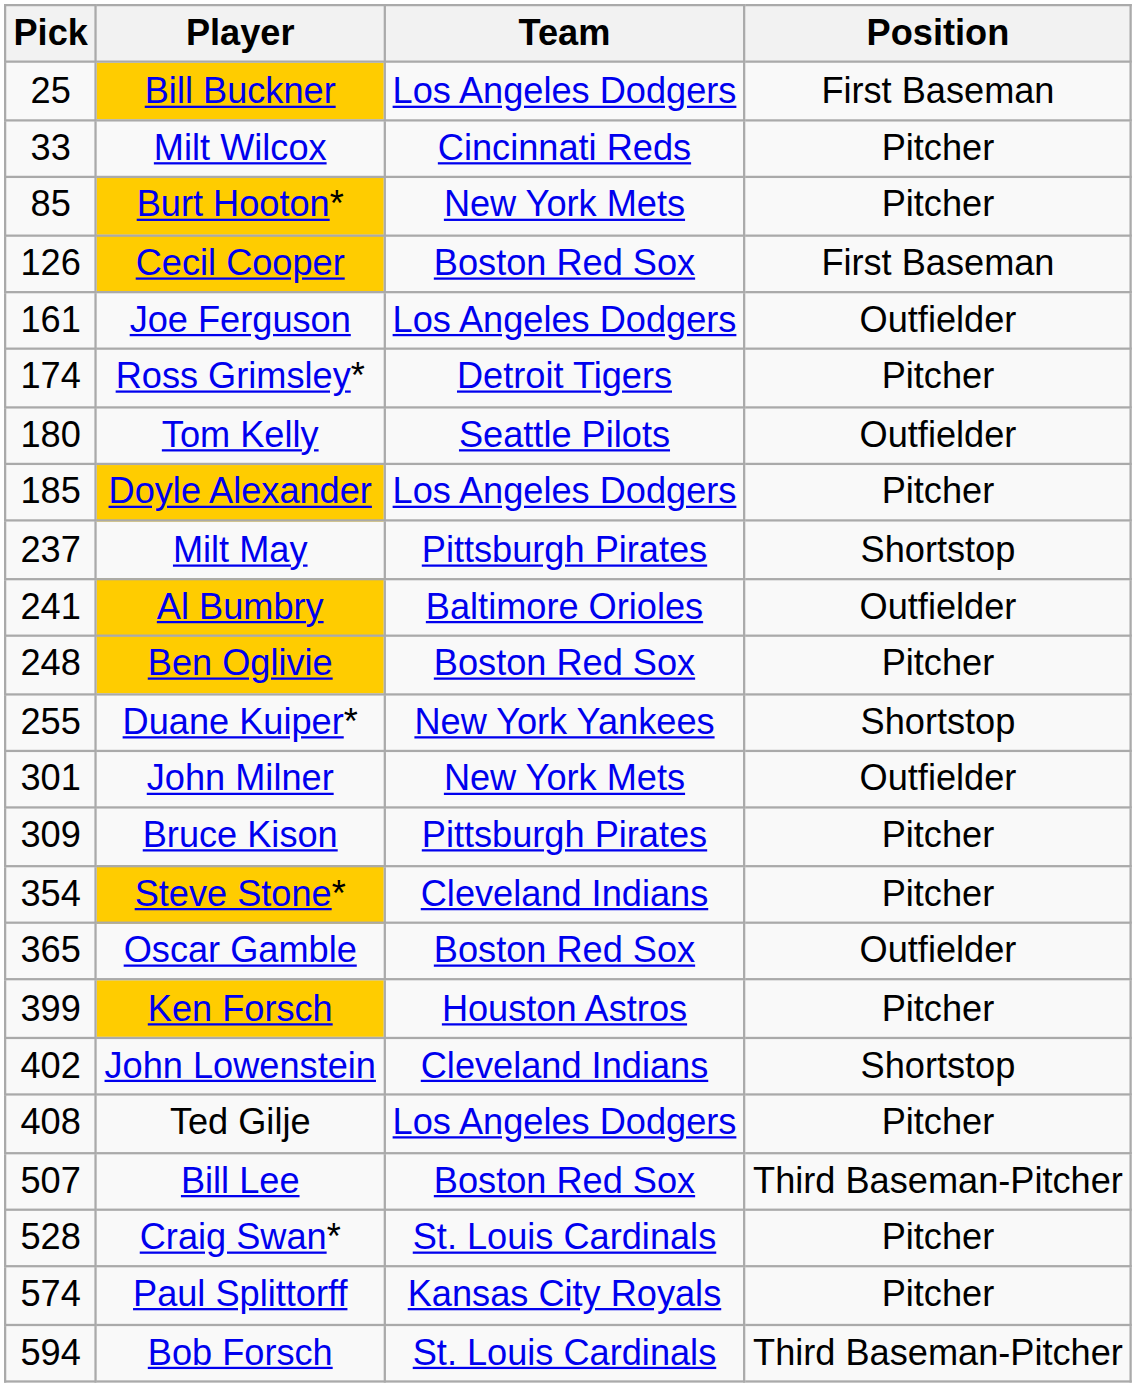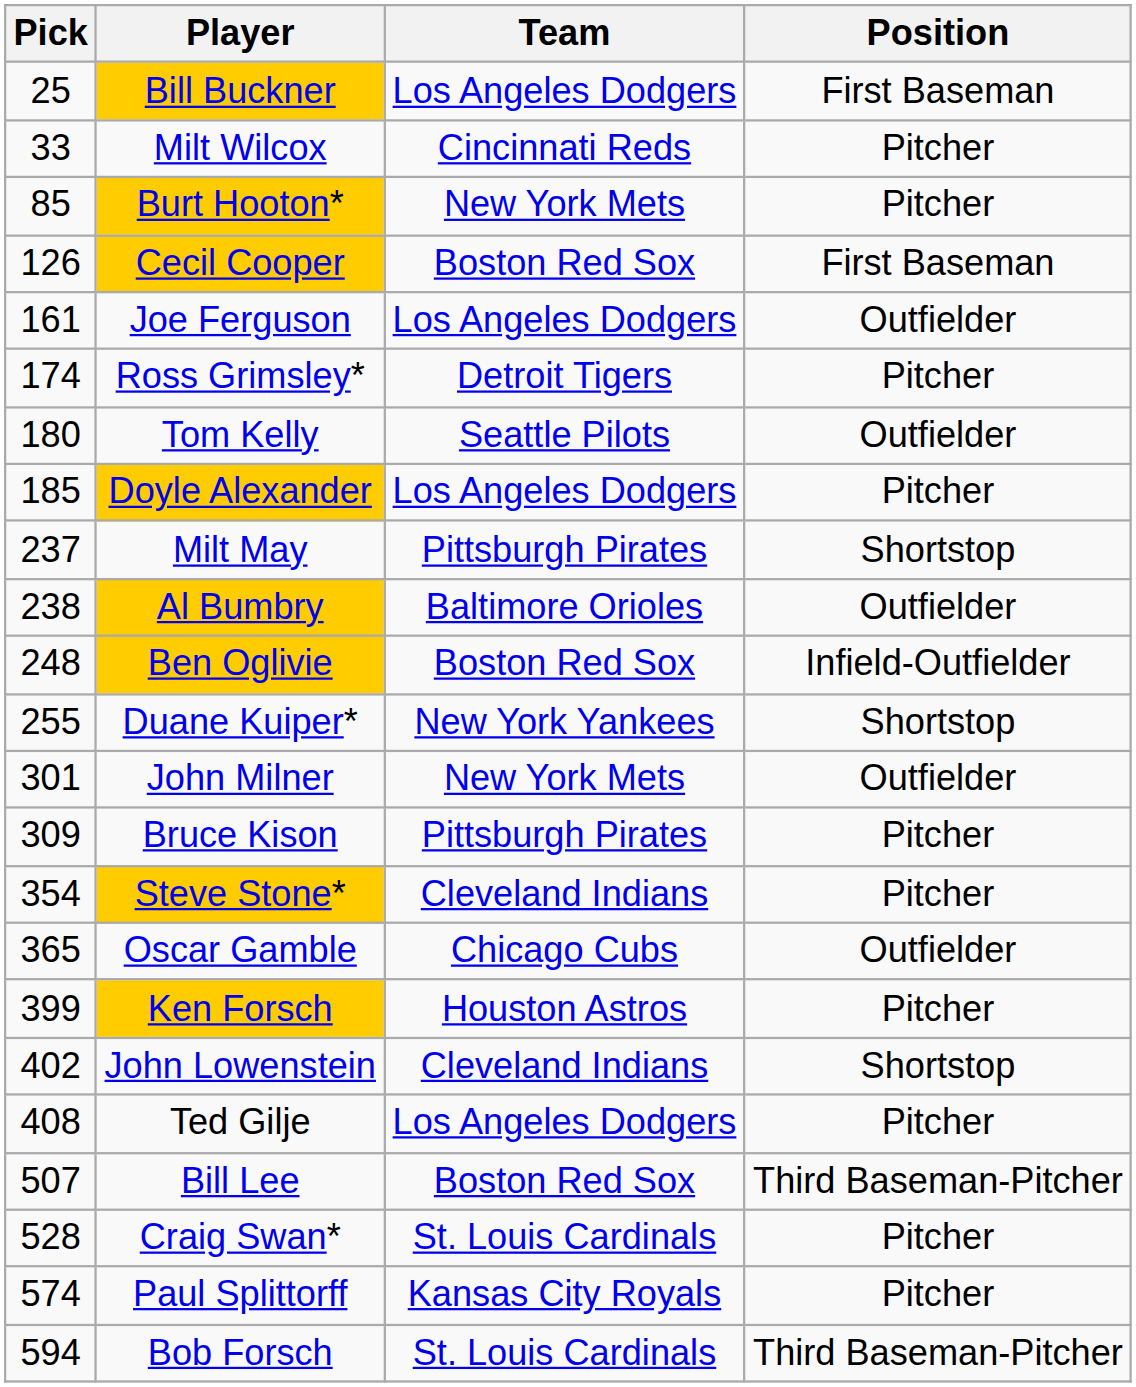(51, 606) 241 -> (51, 606) 238
(938, 663) Pitcher -> (938, 663) Infield-Outfielder
(564, 950) Boston Red Sox -> (564, 950) Chicago Cubs
